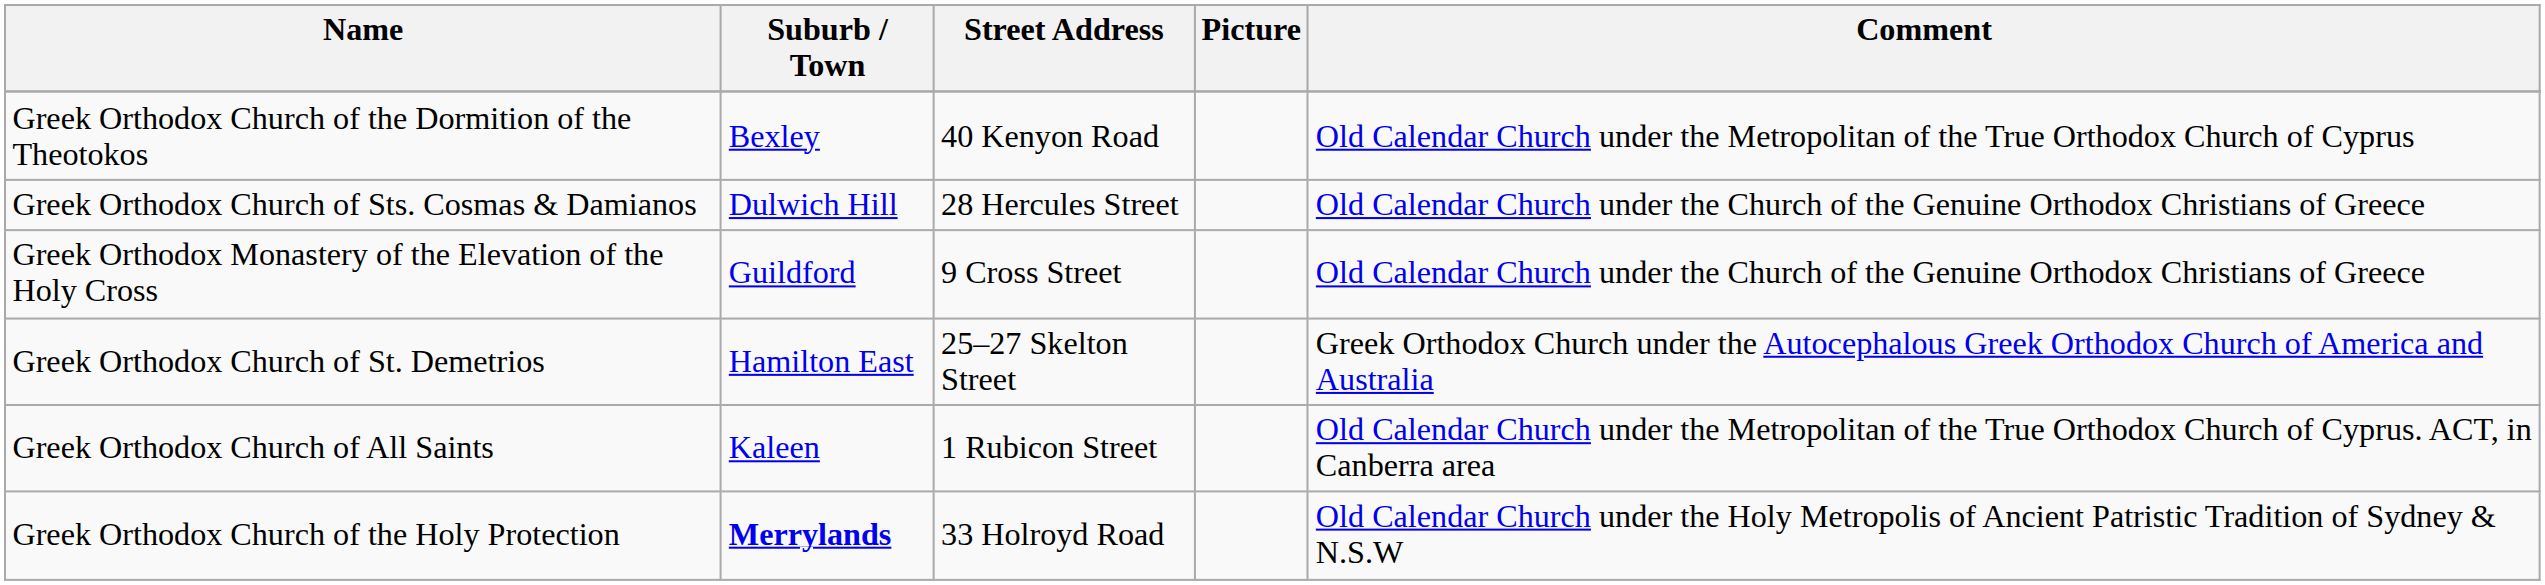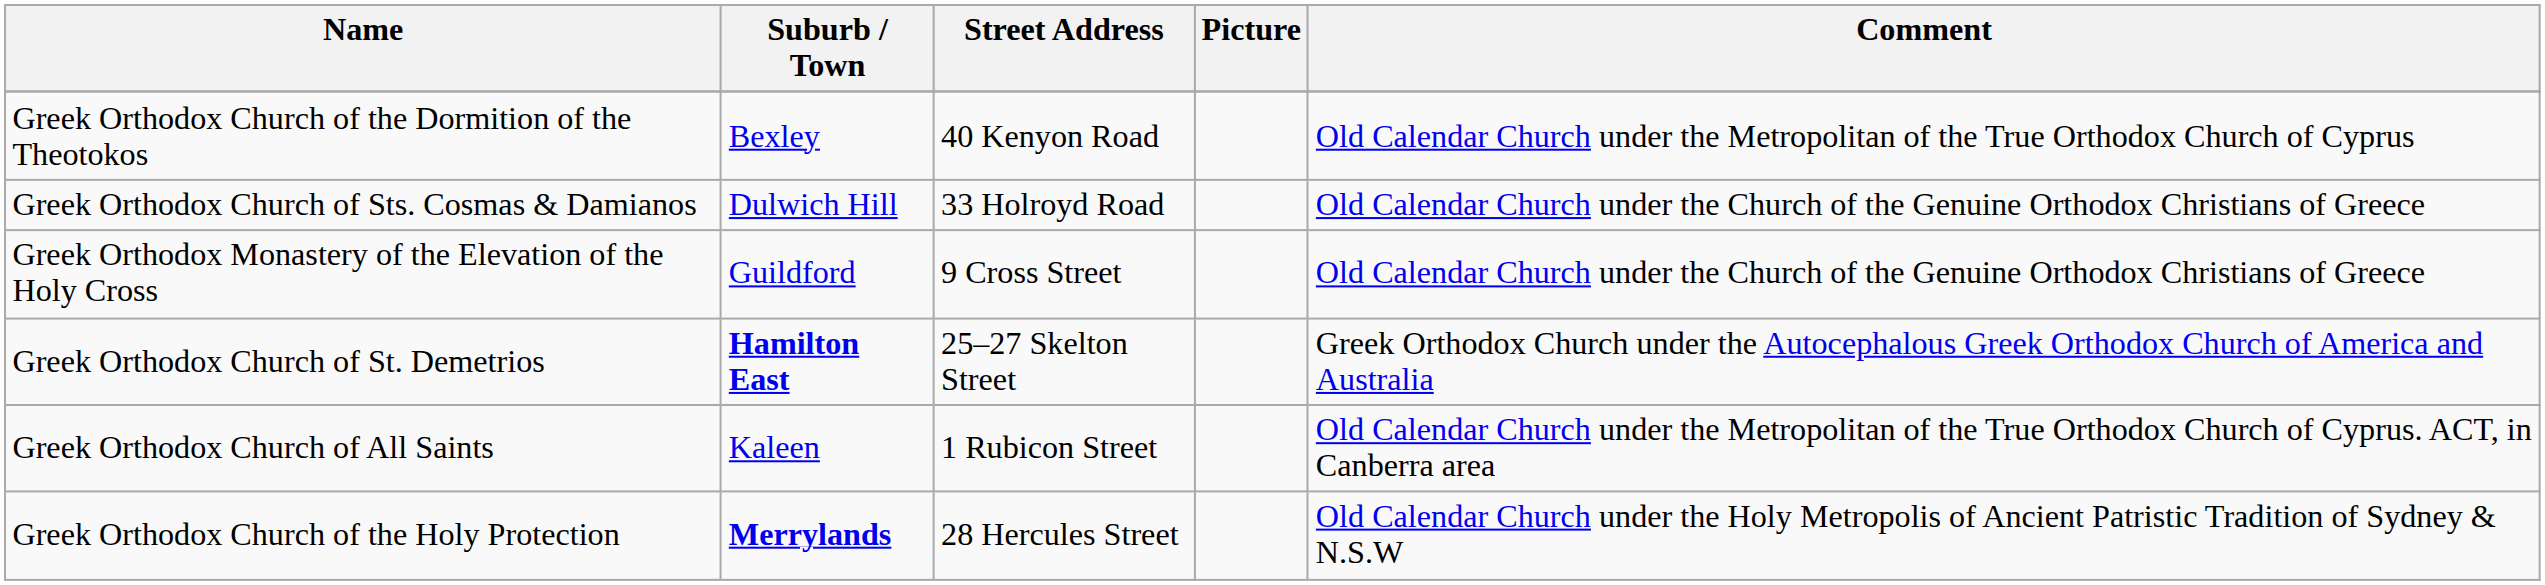(1060, 204) 28 Hercules Street -> (1053, 204) 33 Holroyd Road
(821, 360) normal -> (794, 360) bold
(1053, 535) 33 Holroyd Road -> (1060, 535) 28 Hercules Street
